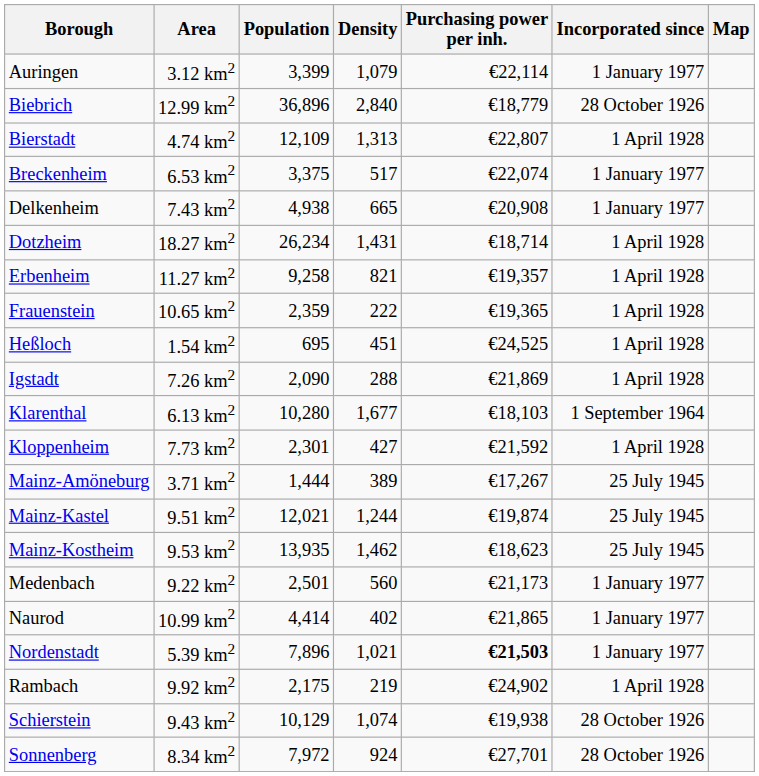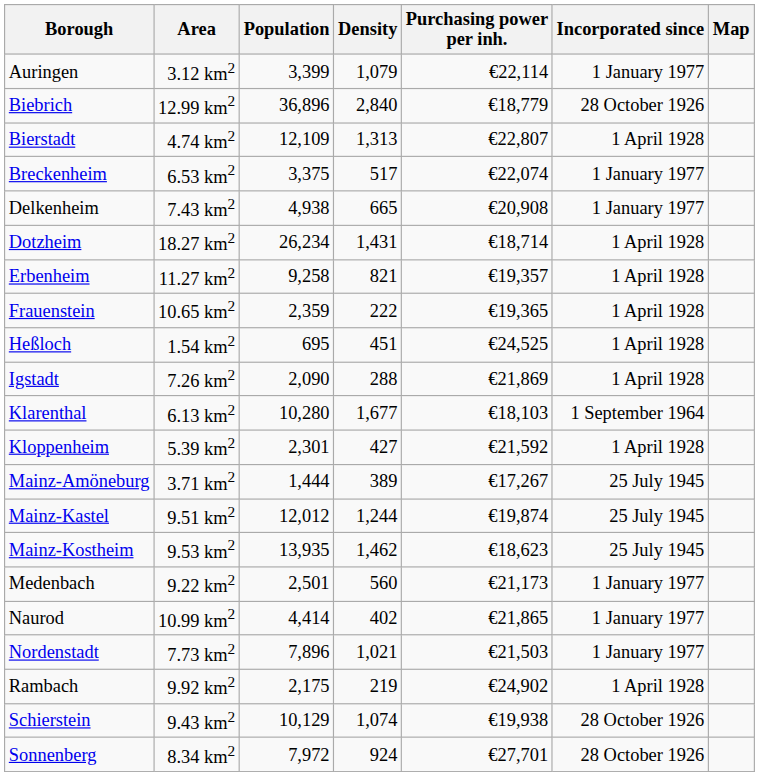(201, 447) 7.73 km2 -> (201, 447) 5.39 km2
(304, 515) 12,021 -> (304, 515) 12,012
(201, 652) 5.39 km2 -> (201, 652) 7.73 km2
(518, 652) bold -> (518, 652) normal
